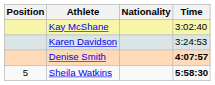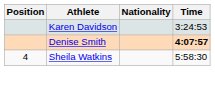- row: (79, 27)
(25, 73) 5 -> (25, 57) 4
(192, 73) bold -> (191, 57) normal
